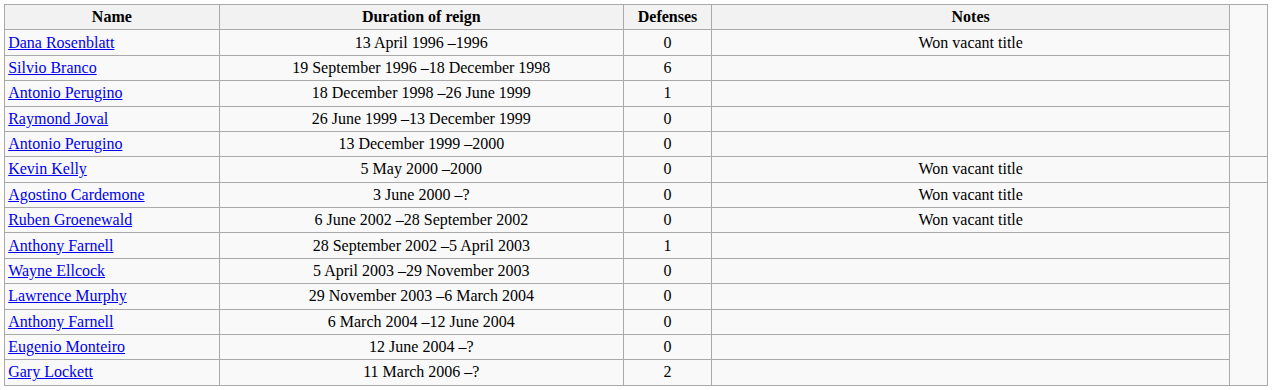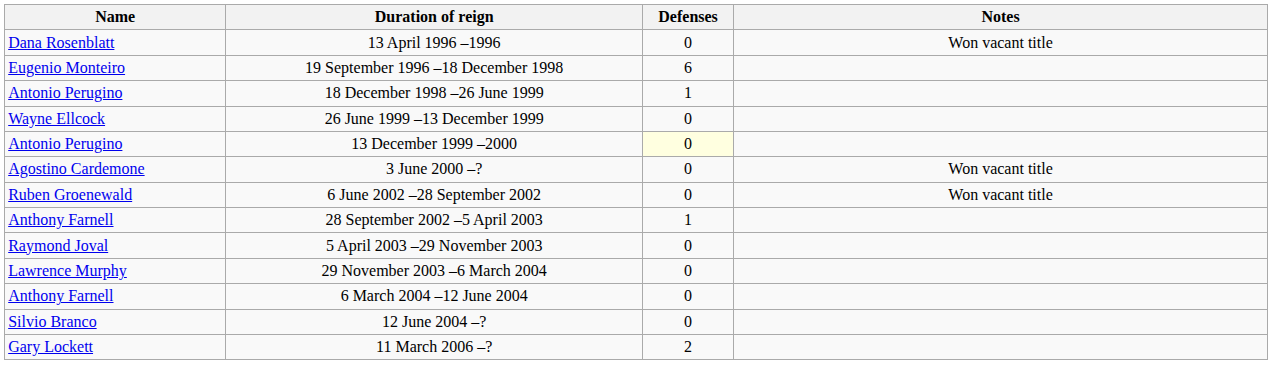(52, 67) Silvio Branco -> (67, 67) Eugenio Monteiro
(58, 118) Raymond Joval -> (57, 118) Wayne Ellcock
(668, 144) no background -> (688, 144) lightyellow background
- row: (421, 169)
(57, 270) Wayne Ellcock -> (58, 245) Raymond Joval
(67, 347) Eugenio Monteiro -> (52, 321) Silvio Branco
